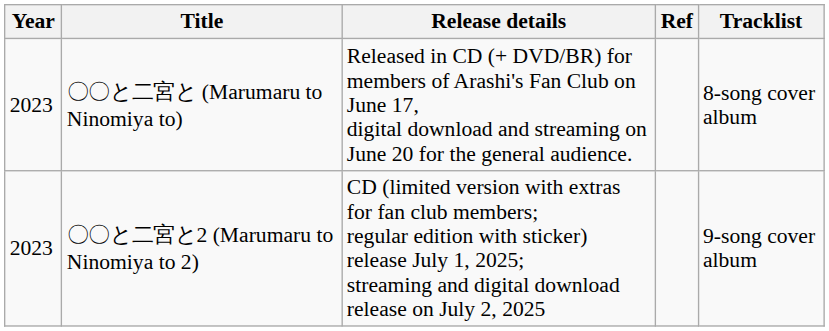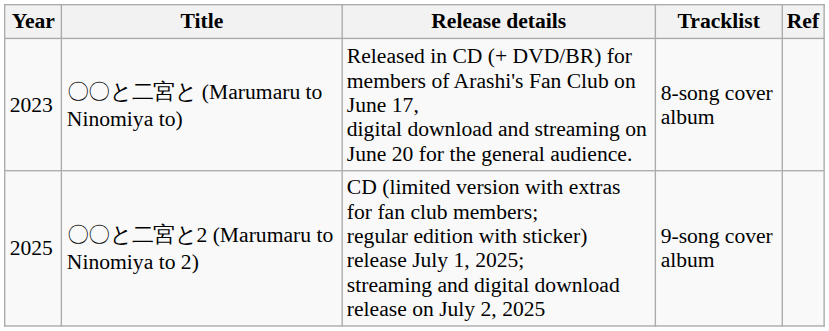columns swapped: (761, 21) <-> (677, 21)
(31, 248) 2023 -> (31, 248) 2025
